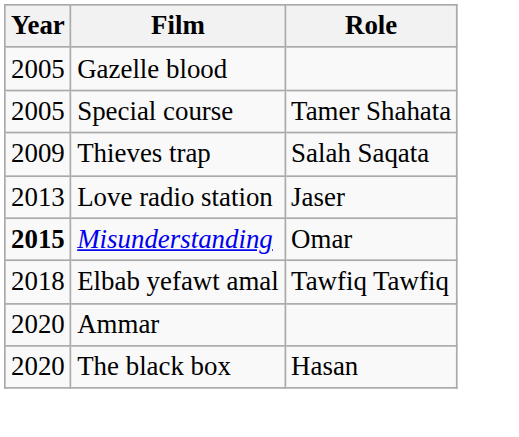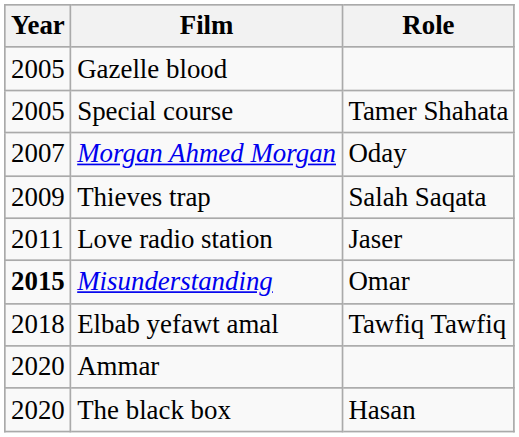+ row: (207, 153)
(38, 196) 2013 -> (37, 238) 2011
